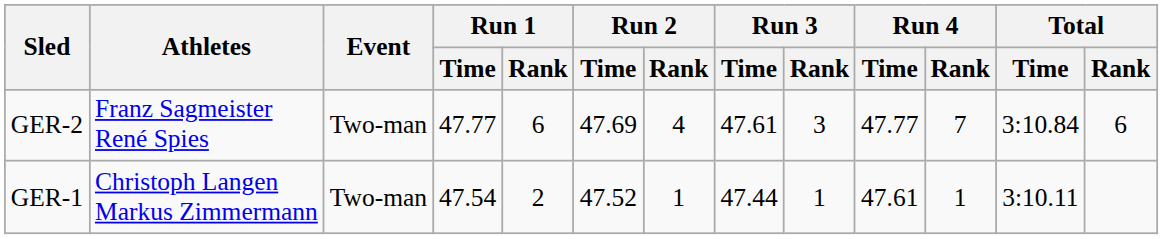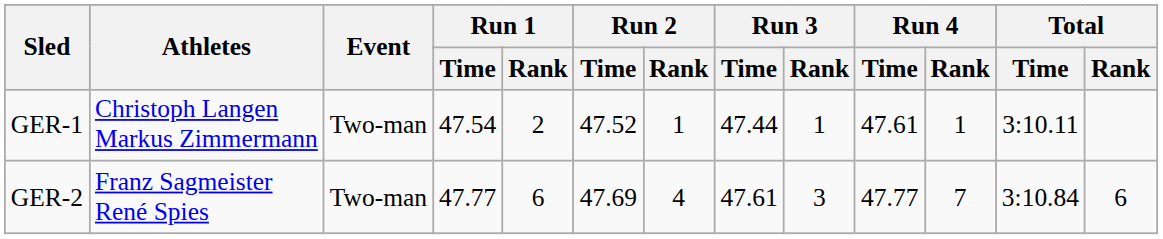rows swapped: (47, 197) <-> (47, 125)
